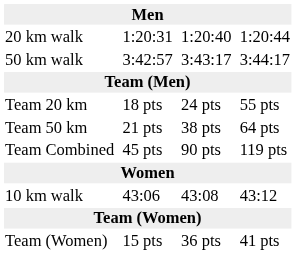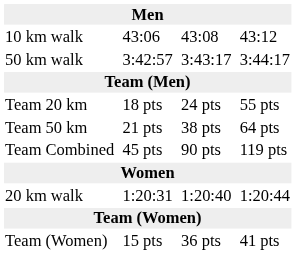rows swapped: (148, 37) <-> (141, 195)
